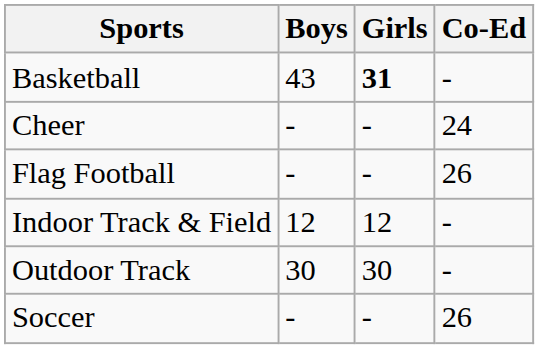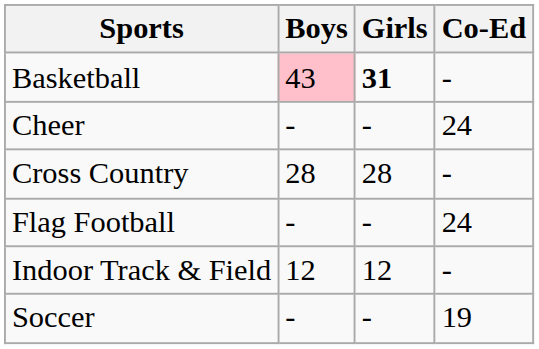(300, 76) no background -> (300, 76) pink background
+ row: (100, 173)
(457, 173) 26 -> (457, 221) 24
- row: (101, 269)
(457, 317) 26 -> (457, 317) 19
